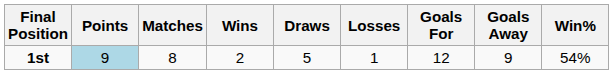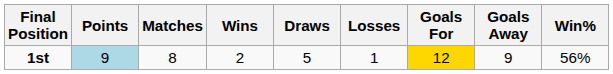(441, 58) no background -> (441, 58) gold background
(575, 58) 54% -> (575, 58) 56%
